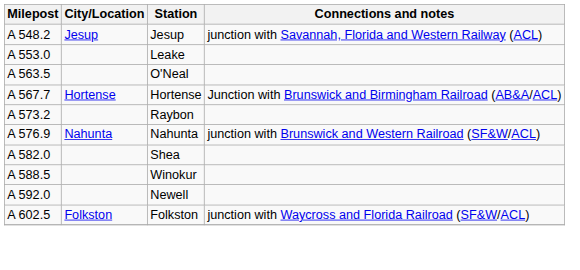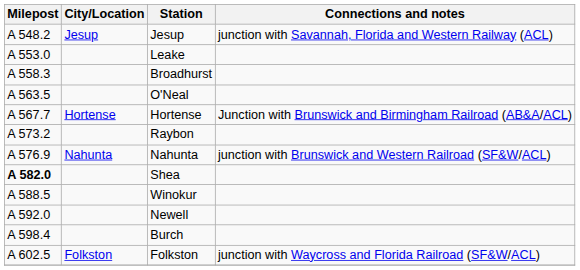+ row: (181, 74)
(29, 154) normal -> (29, 174) bold
+ row: (167, 235)
